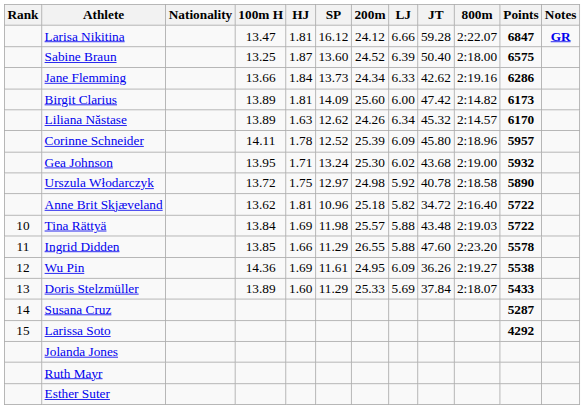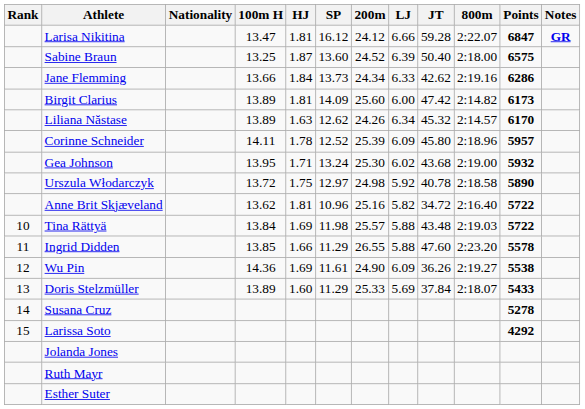(370, 204) 25.18 -> (370, 204) 25.16
(370, 267) 24.95 -> (370, 267) 24.90
(521, 309) 5287 -> (521, 309) 5278
